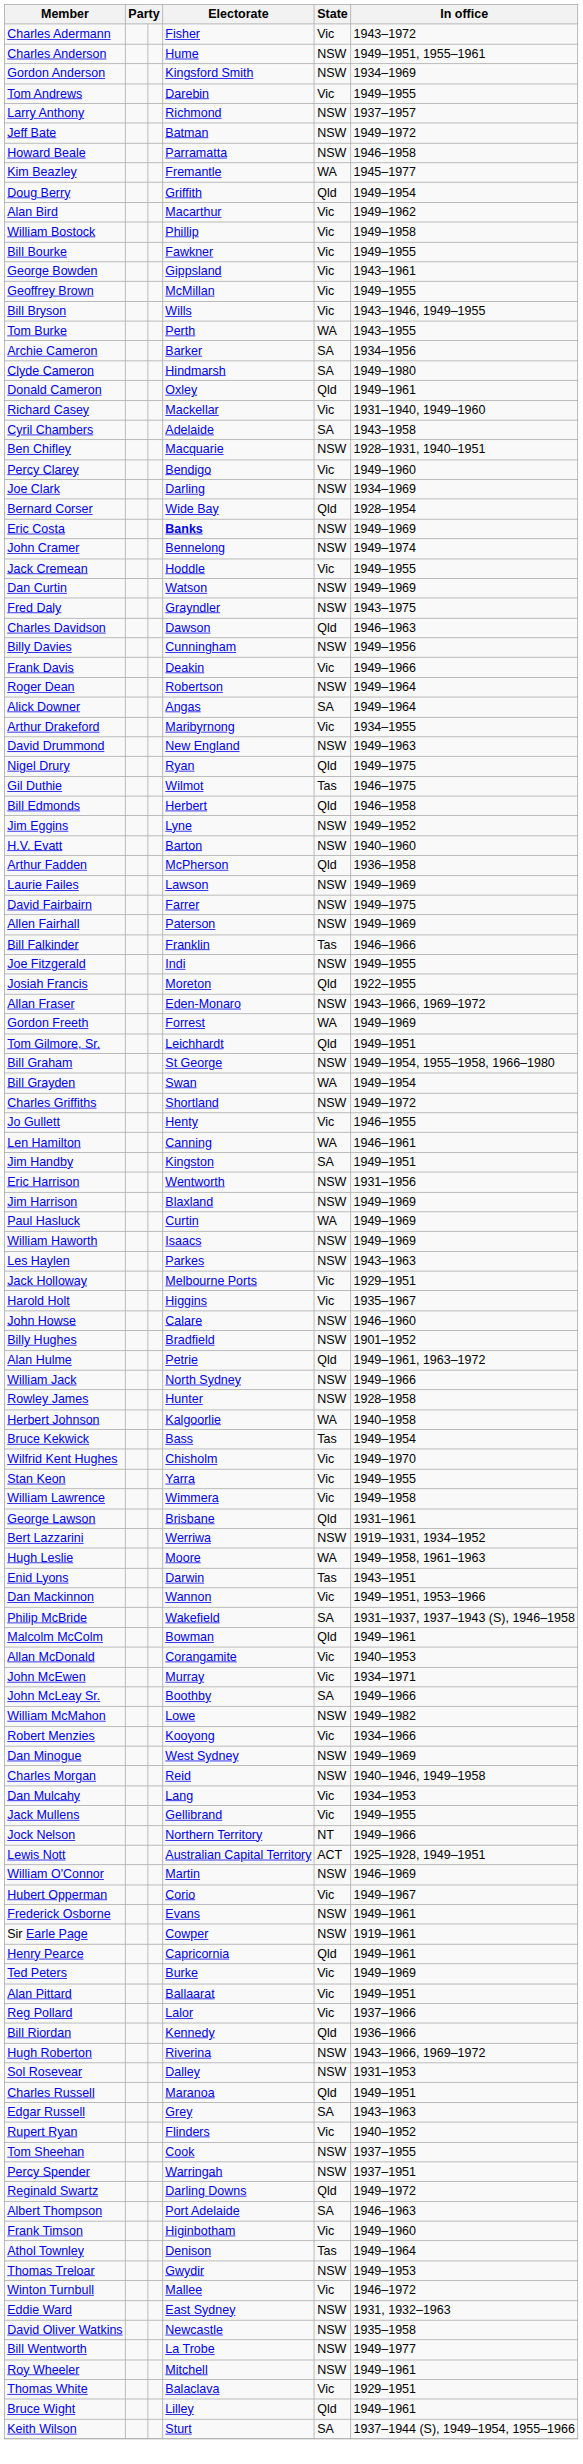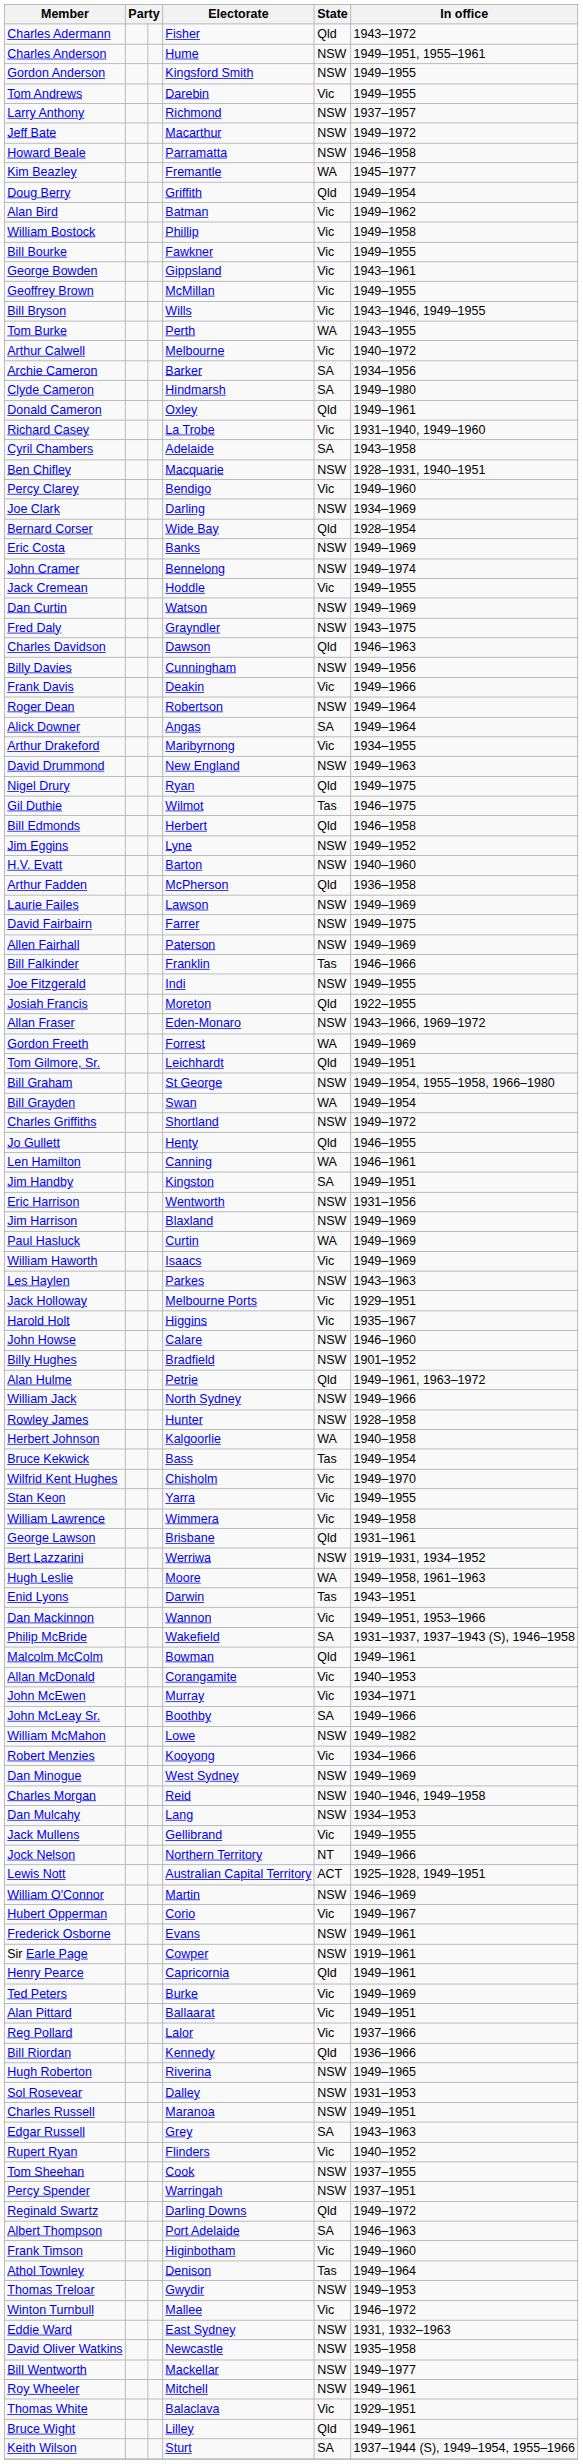(326, 34) Vic -> (327, 34) Qld
(385, 73) 1934–1969 -> (385, 73) 1949–1955
(187, 133) Batman -> (193, 133) Macarthur
(193, 212) Macarthur -> (187, 212) Batman
+ row: (46, 350)
(192, 410) Mackellar -> (190, 430) La Trobe
(184, 529) bold -> (183, 548) normal
(326, 1122) Vic -> (327, 1142) Qld
(332, 1241) NSW -> (326, 1261) Vic
(326, 1795) Vic -> (332, 1815) NSW
(419, 2053) 1943–1966, 1969–1972 -> (385, 2072) 1949–1965
(327, 2092) Qld -> (332, 2112) NSW
(190, 2349) La Trobe -> (192, 2369) Mackellar
